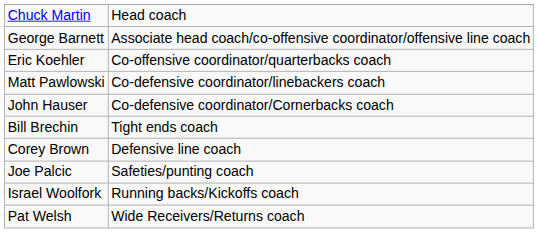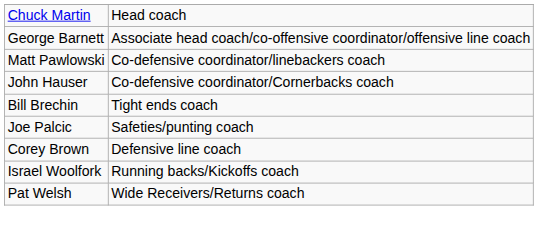- row: (46, 60)
rows swapped: (40, 171) <-> (48, 149)
